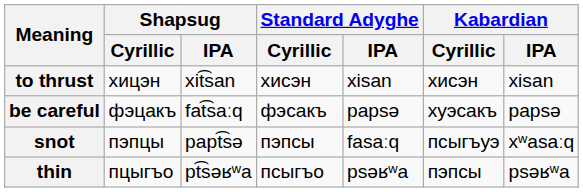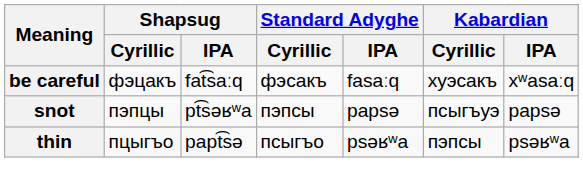- row: (54, 80)
(373, 111) papsə -> (373, 80) fasaːq
(535, 111) papsə -> (541, 80) xʷasaːq
(214, 141) papt͡sə -> (218, 111) pt͡səʁʷa
(373, 141) fasaːq -> (373, 111) papsə
(541, 141) xʷasaːq -> (535, 111) papsə
(218, 171) pt͡səʁʷa -> (214, 141) papt͡sə
